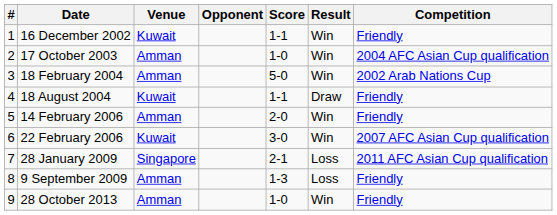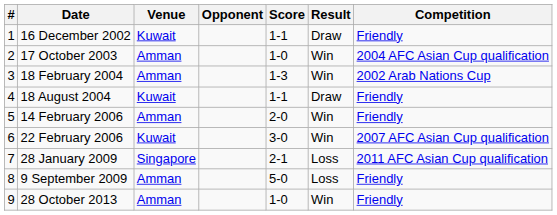(322, 35) Win -> (326, 35) Draw
(278, 76) 5-0 -> (278, 76) 1-3
(278, 179) 1-3 -> (278, 179) 5-0
